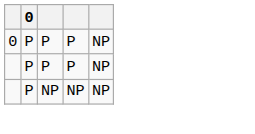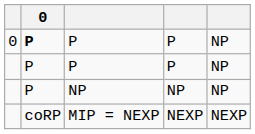(29, 42) normal -> (29, 42) bold
+ row: (13, 116)
